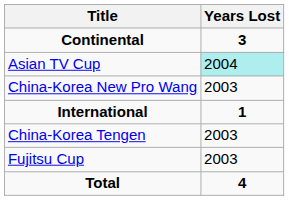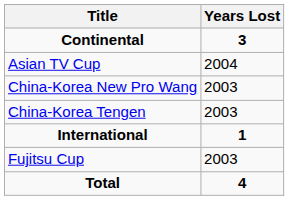(221, 64) paleturquoise background -> (221, 64) no background
rows swapped: (77, 135) <-> (103, 111)
